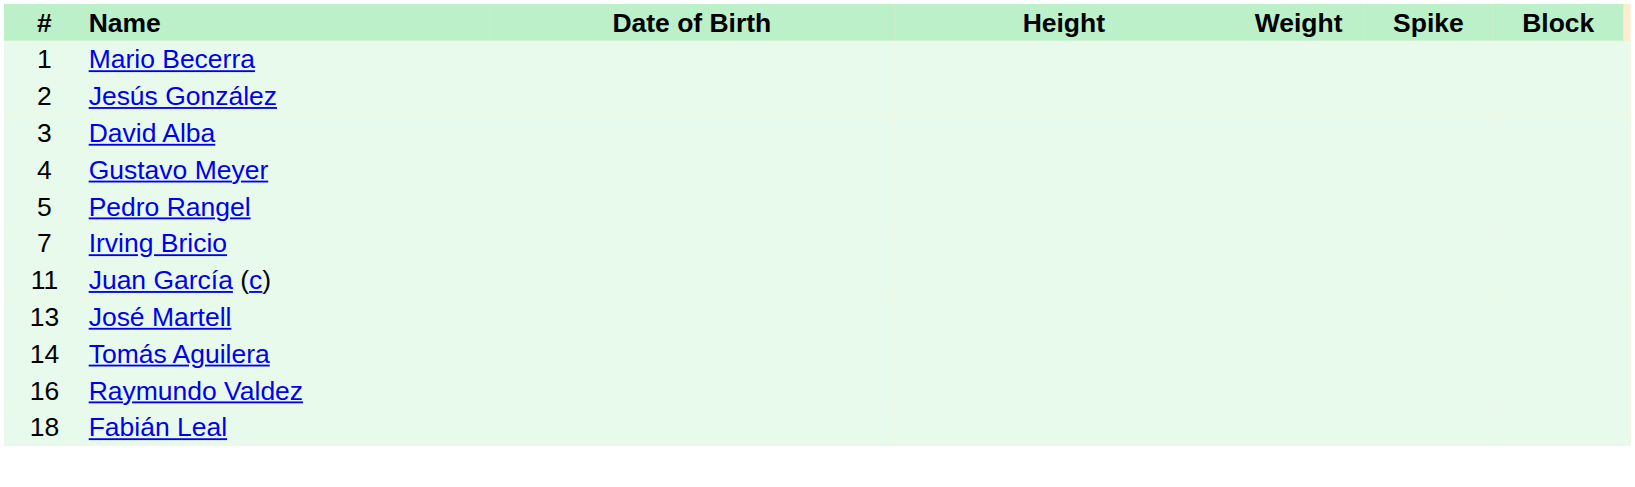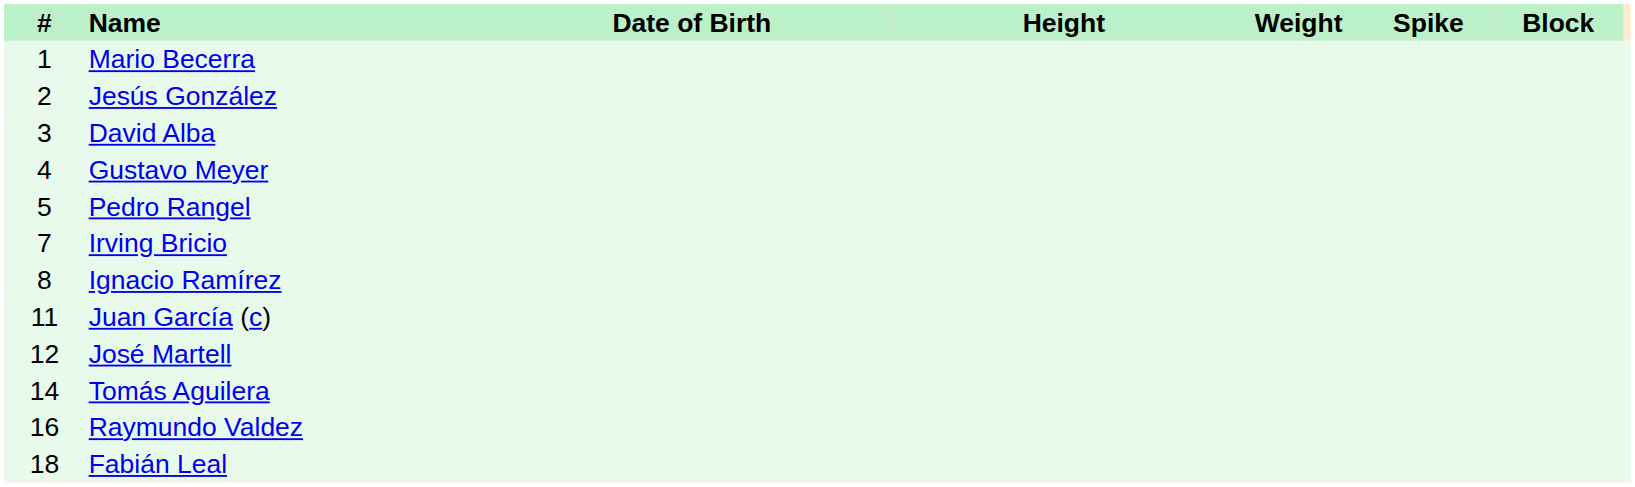+ row: (185, 280)
(44, 317) 13 -> (44, 354) 12
